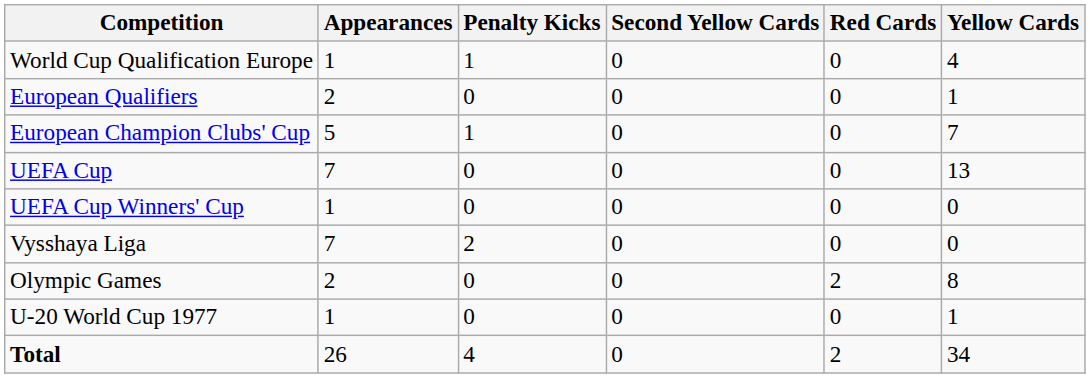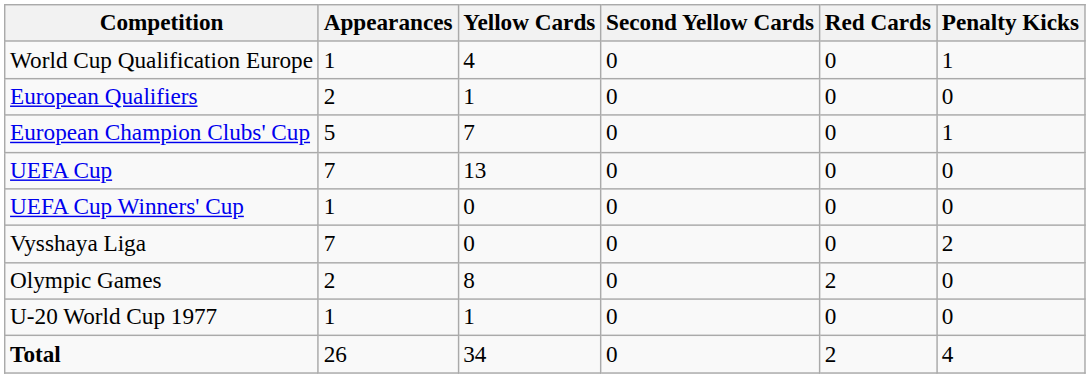columns swapped: (1013, 22) <-> (532, 22)
